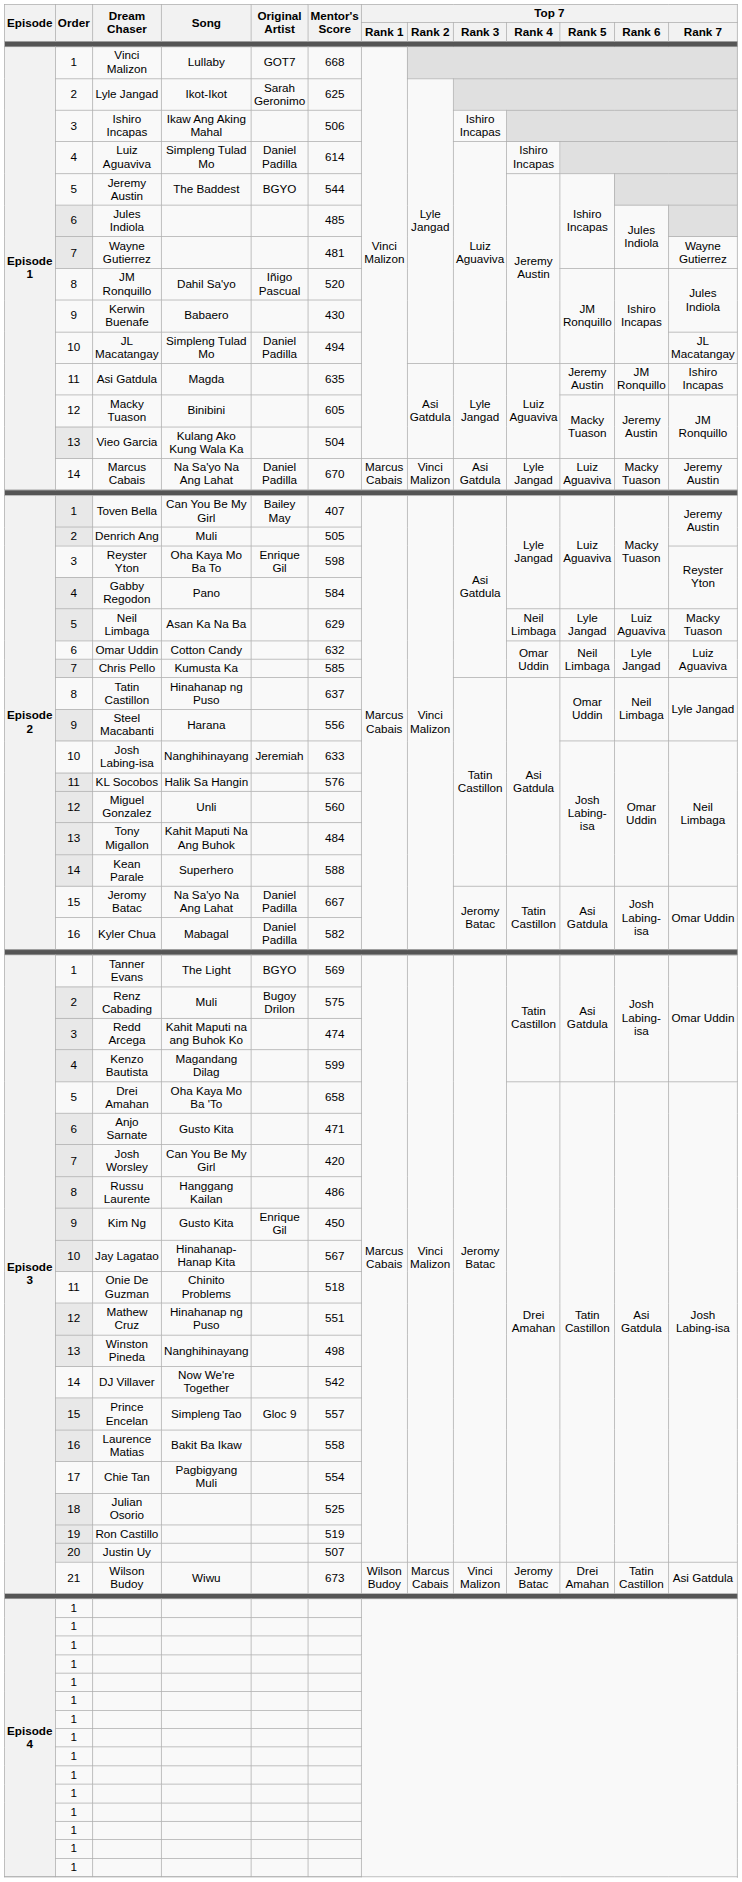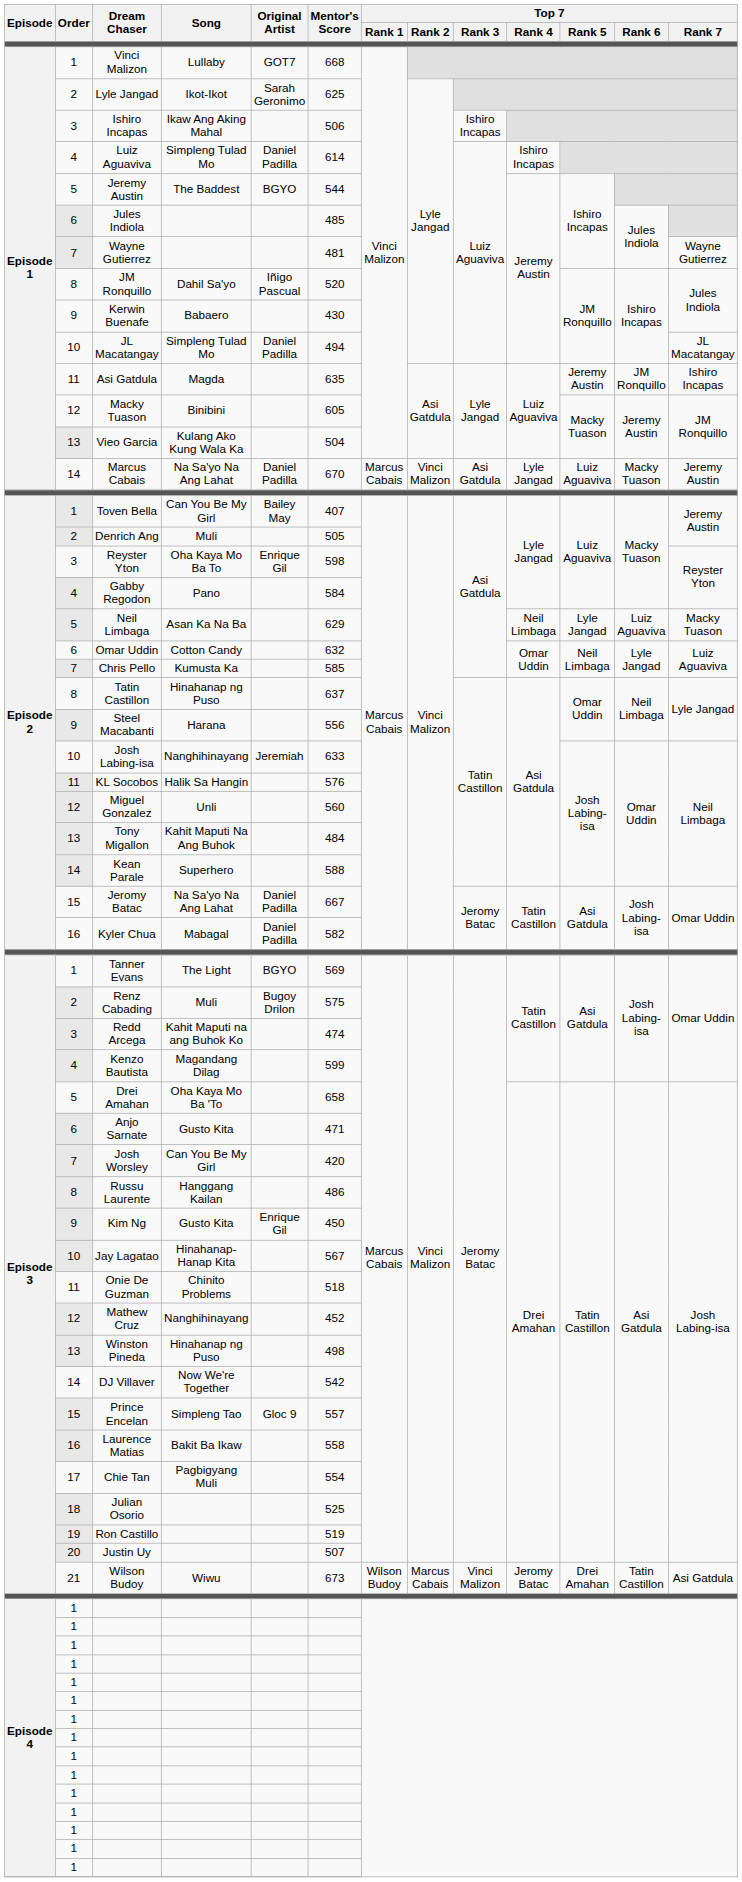(206, 1319) Hinahanap ng Puso -> (206, 1319) Nanghihinayang
(335, 1319) 551 -> (335, 1319) 452
(206, 1350) Nanghihinayang -> (206, 1350) Hinahanap ng Puso
